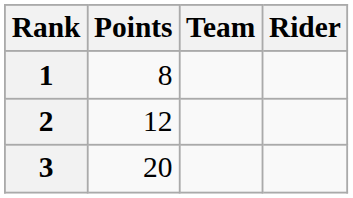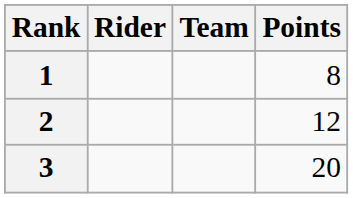columns swapped: (305, 27) <-> (133, 27)
